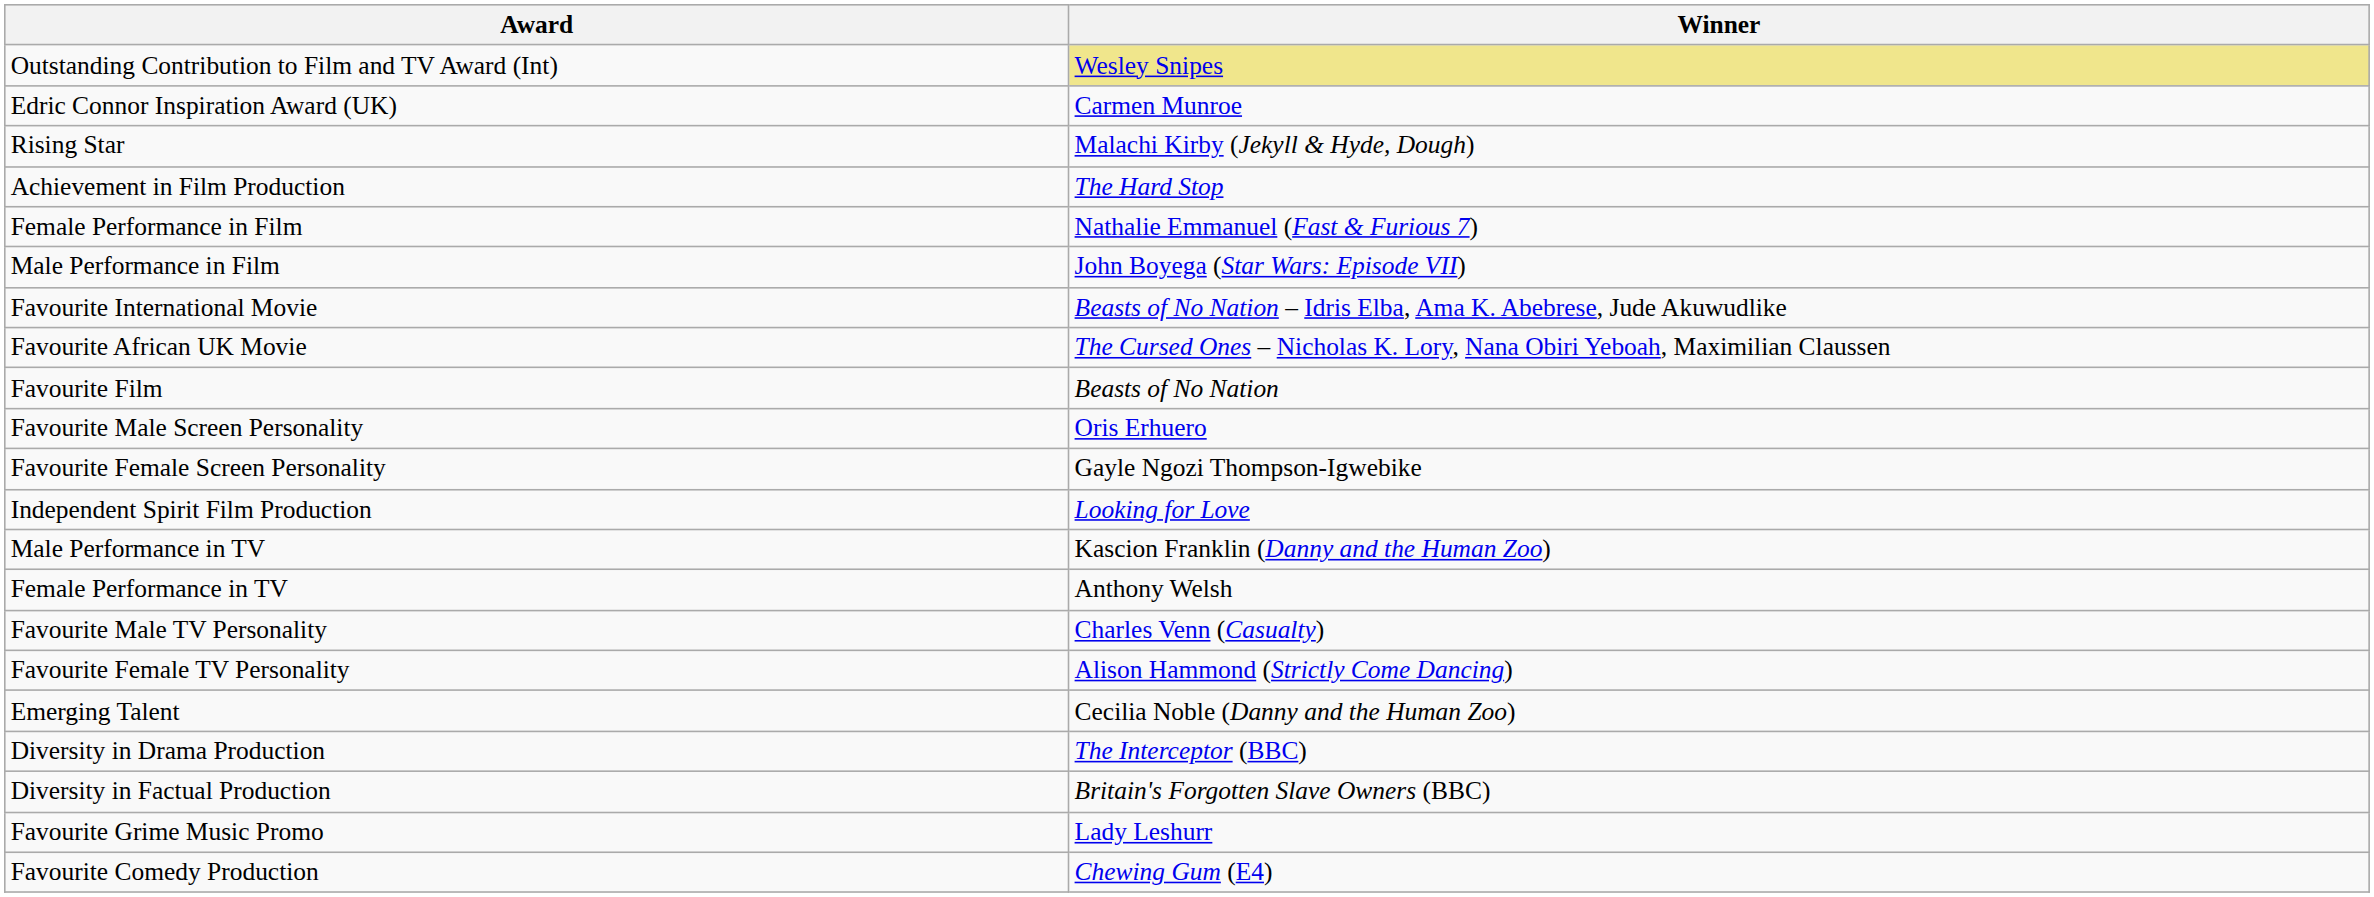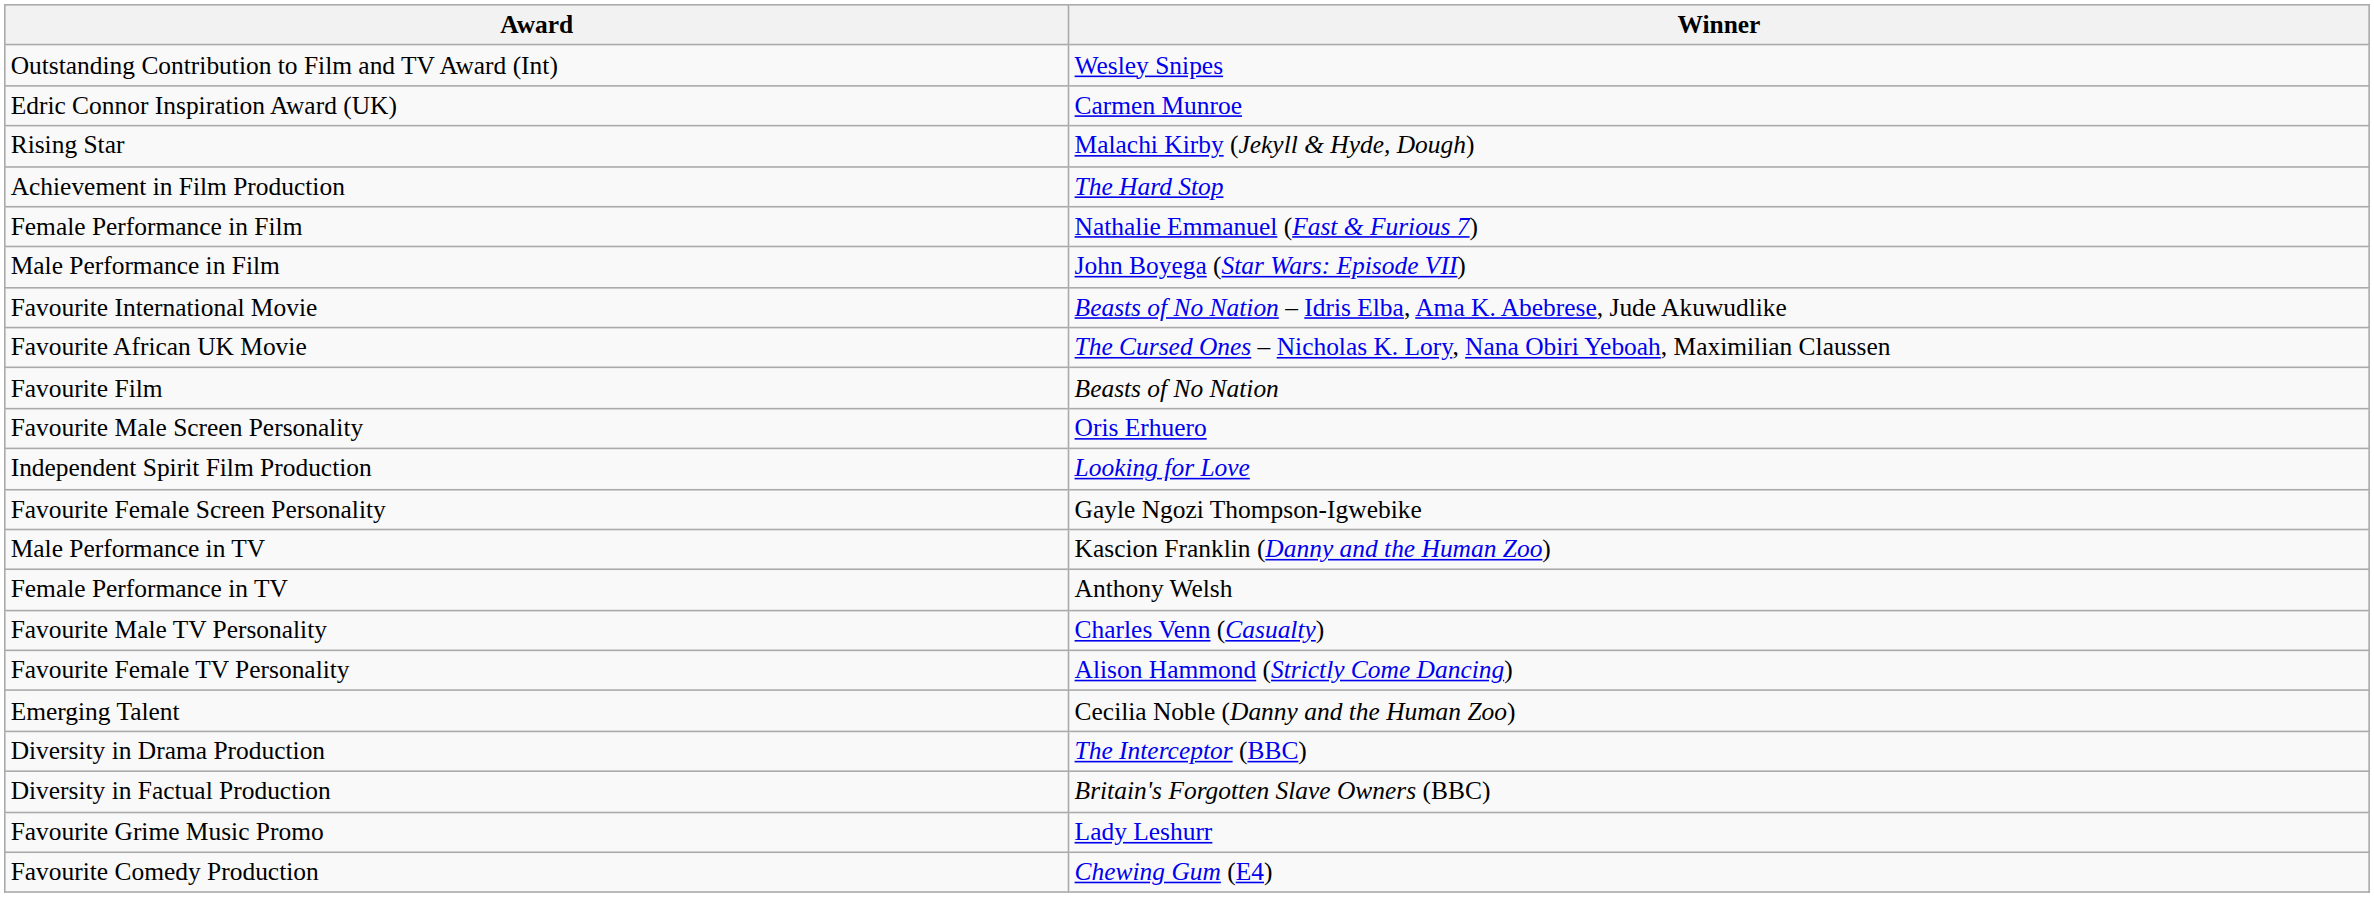(1149, 65) khaki background -> (1149, 65) no background
rows swapped: (198, 468) <-> (191, 508)
